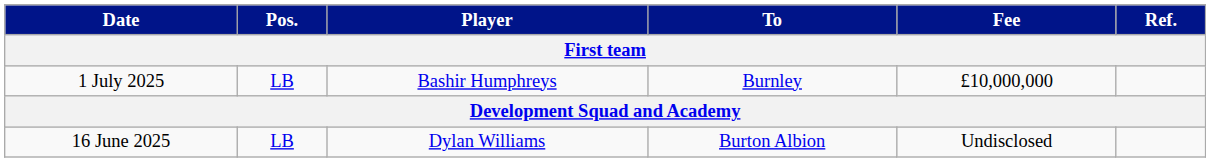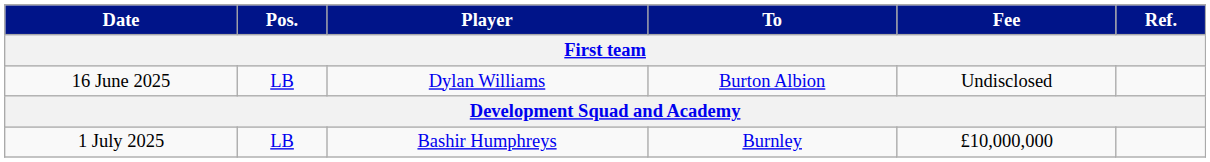rows swapped: (121, 80) <-> (121, 141)
